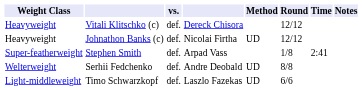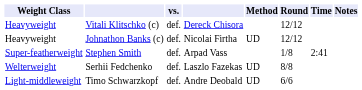(213, 66) Andre Deobald -> (213, 66) Laszlo Fazekas
(213, 80) Laszlo Fazekas -> (213, 80) Andre Deobald
